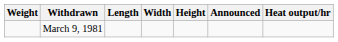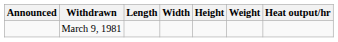columns swapped: (235, 12) <-> (22, 12)
